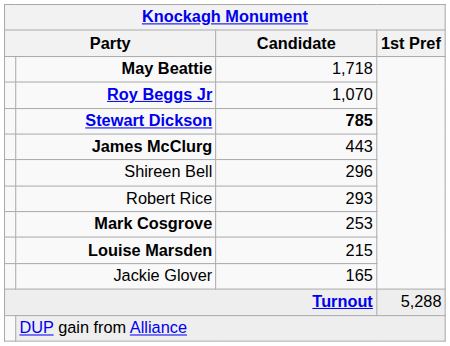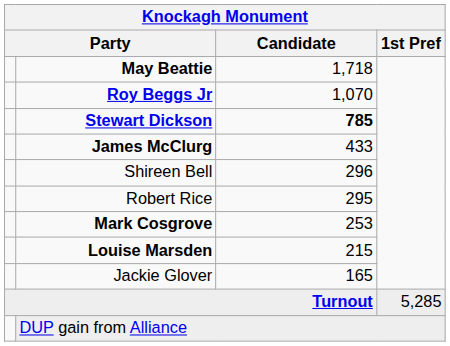(359, 146) 443 -> (359, 146) 433
(359, 198) 293 -> (359, 198) 295
(421, 302) 5,288 -> (421, 302) 5,285
